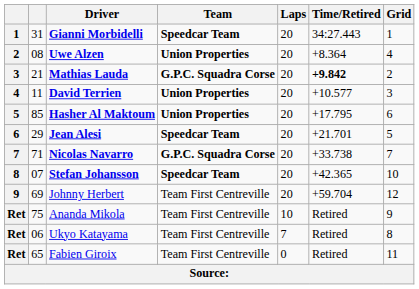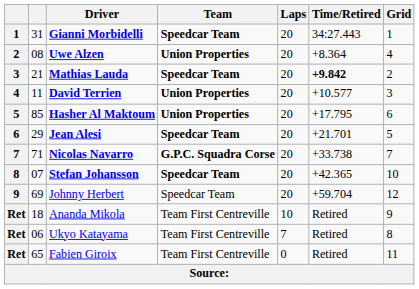(218, 73) G.P.C. Squadra Corse -> (200, 73) Speedcar Team
(215, 193) Team First Centreville -> (198, 193) Speedcar Team
(37, 213) 75 -> (37, 213) 18
